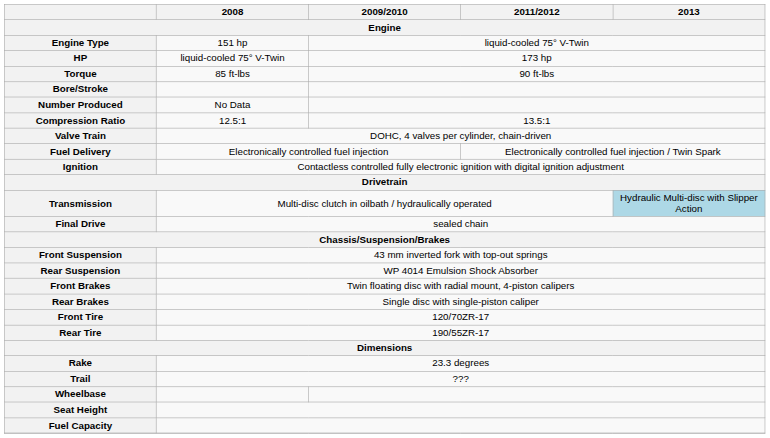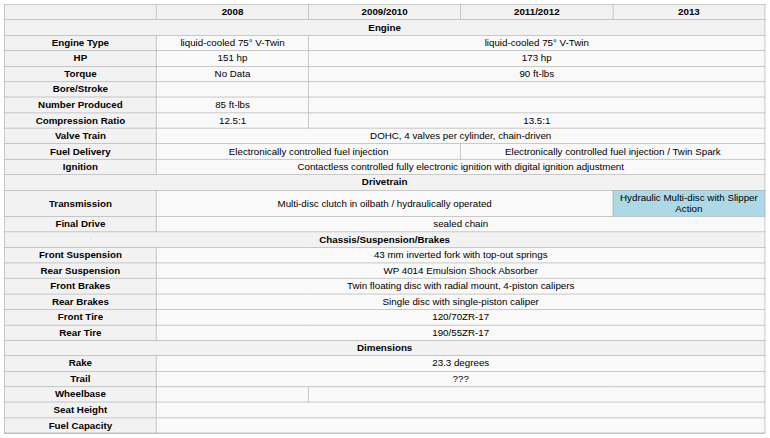(233, 43) 151 hp -> (233, 43) liquid-cooled 75° V-Twin
(233, 58) liquid-cooled 75° V-Twin -> (233, 58) 151 hp
(233, 74) 85 ft-lbs -> (233, 74) No Data
(233, 105) No Data -> (233, 105) 85 ft-lbs
